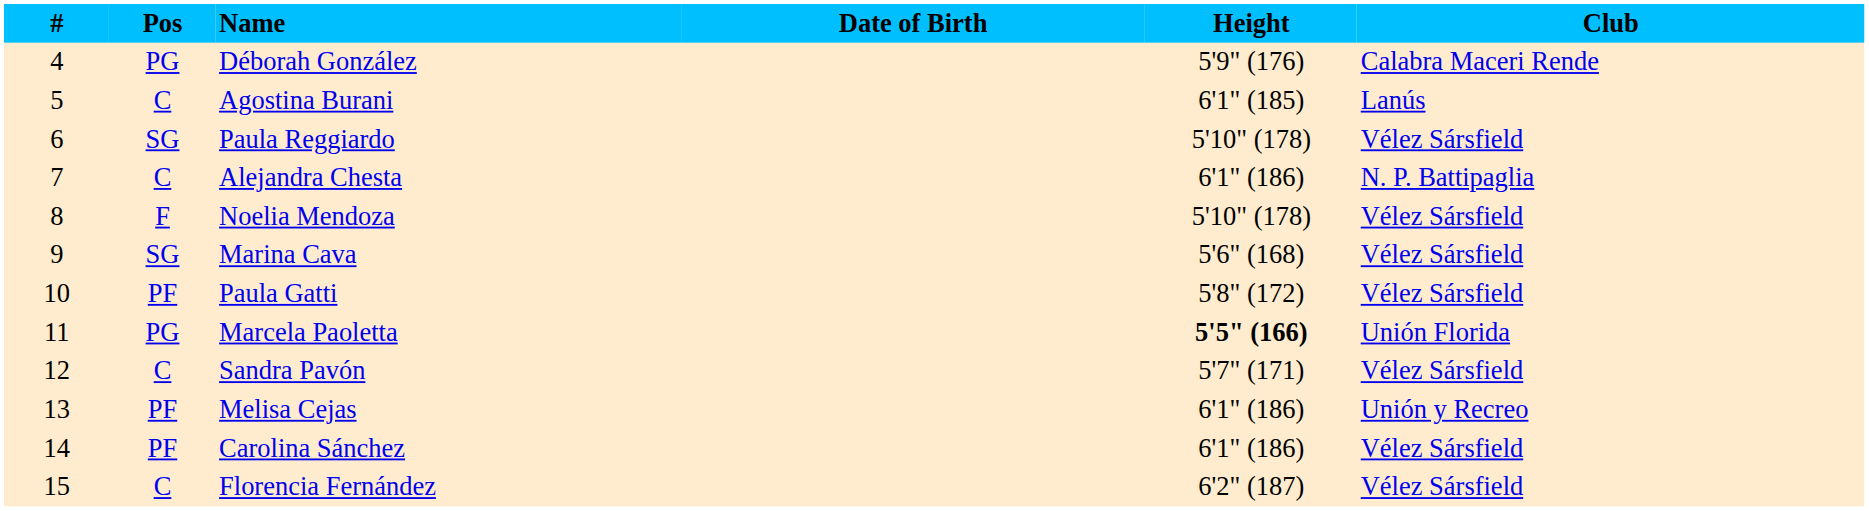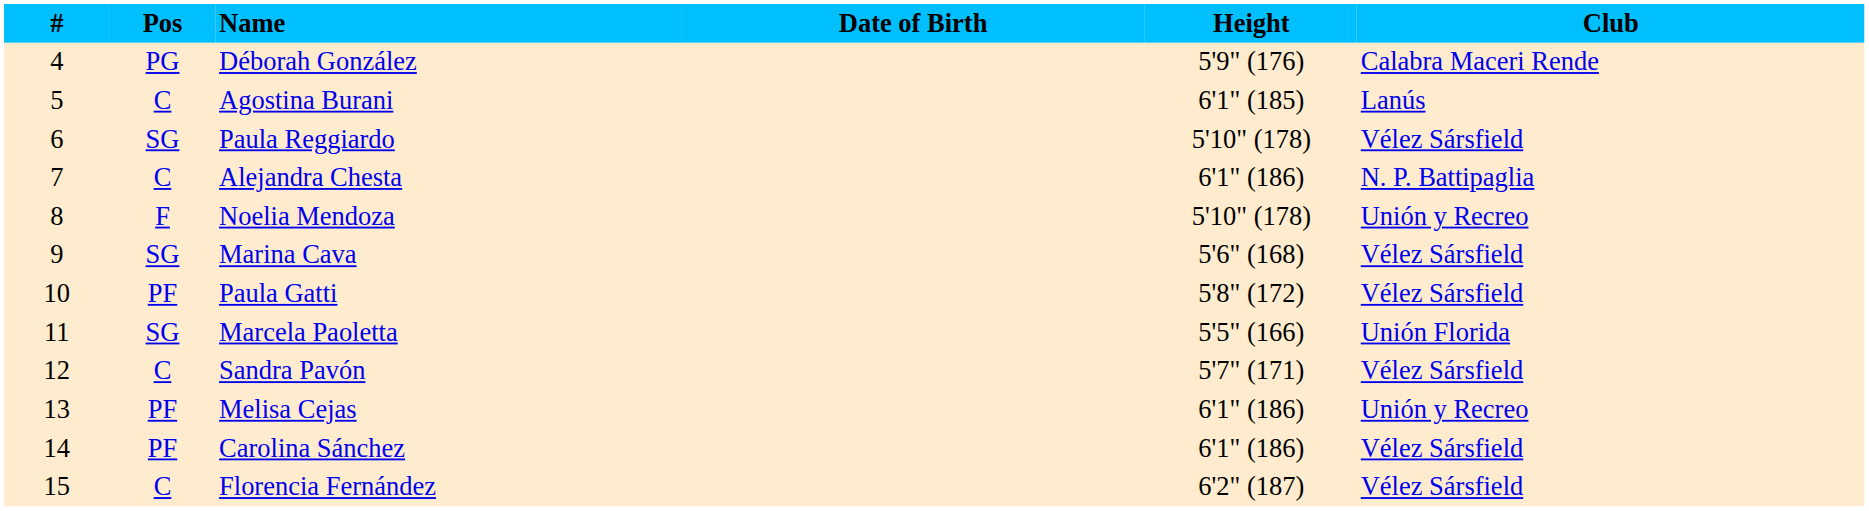(1442, 216) Vélez Sársfield -> (1445, 216) Unión y Recreo
(163, 332) PG -> (163, 332) SG
(1251, 332) bold -> (1251, 332) normal
